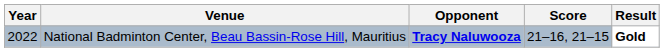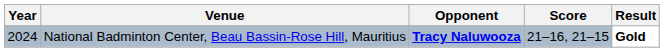(22, 37) 2022 -> (22, 37) 2024
